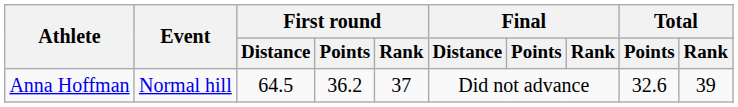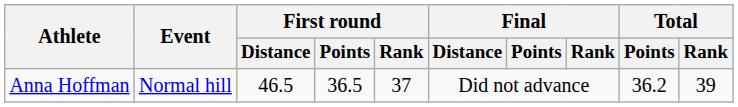(276, 85) 64.5 -> (276, 85) 46.5
(345, 85) 36.2 -> (345, 85) 36.5
(649, 85) 32.6 -> (649, 85) 36.2
